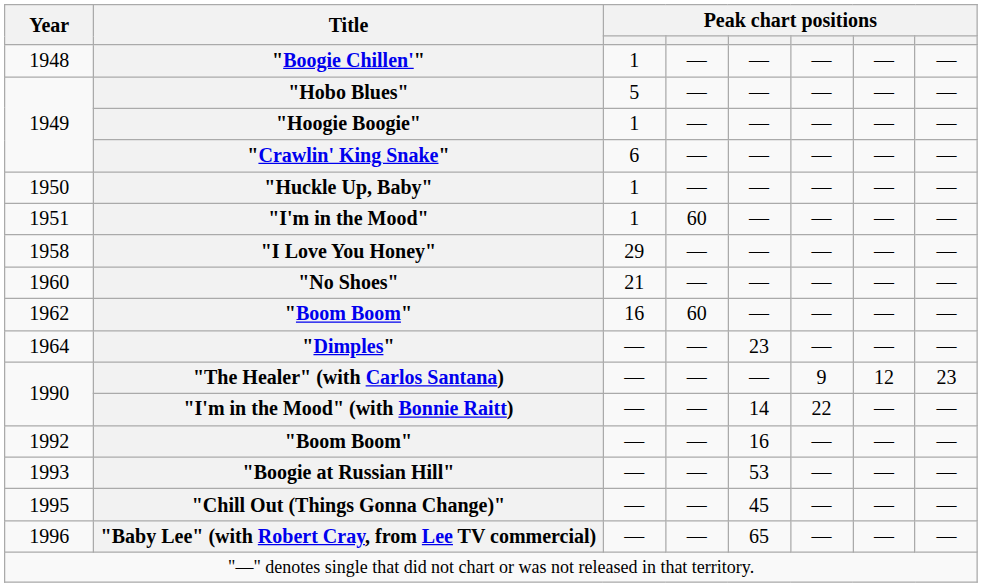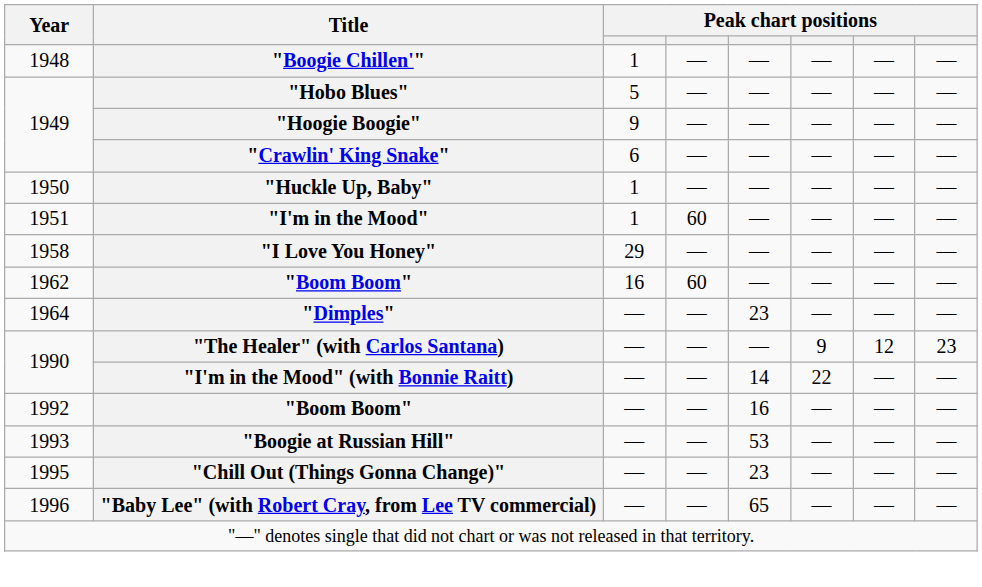(634, 123) 1 -> (634, 123) 9
- row: (49, 282)
(759, 504) 45 -> (759, 472) 23
